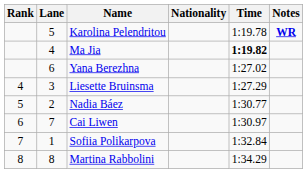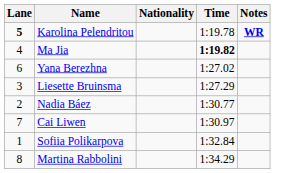- column: (20, 13)
(52, 31) normal -> (19, 31) bold
